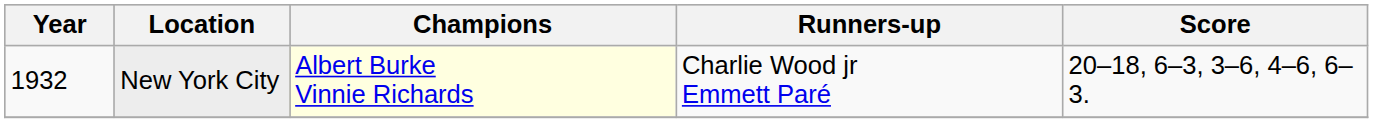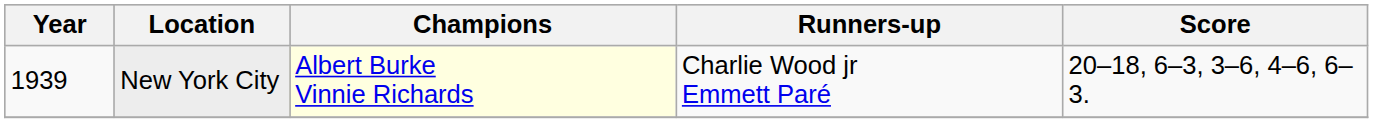(39, 80) 1932 -> (39, 80) 1939
